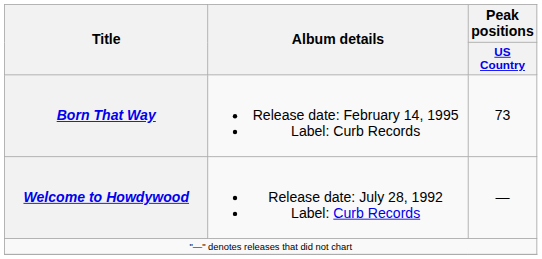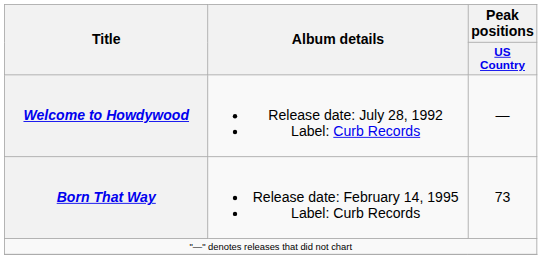rows swapped: (106, 197) <-> (106, 115)
